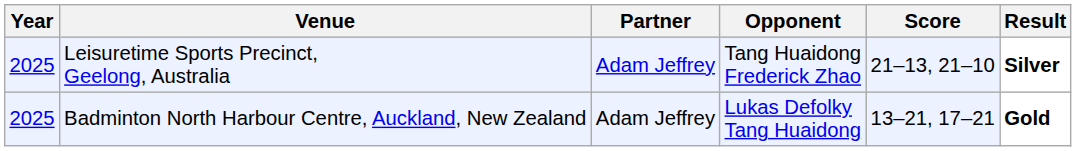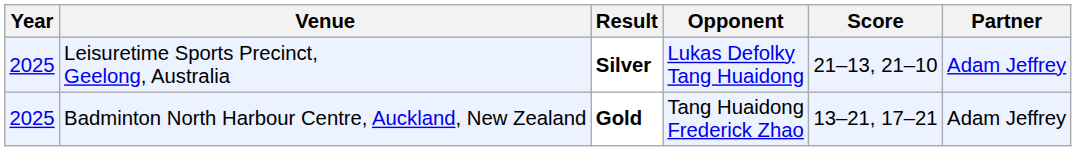columns swapped: (655, 21) <-> (1035, 21)
(793, 64) Tang Huaidong Frederick Zhao -> (736, 64) Lukas Defolky Tang Huaidong
(793, 119) Lukas Defolky Tang Huaidong -> (736, 119) Tang Huaidong Frederick Zhao
